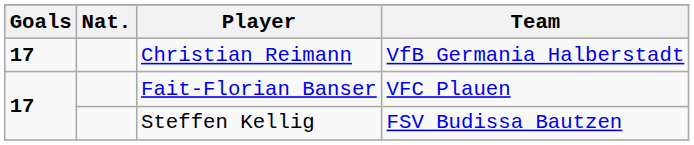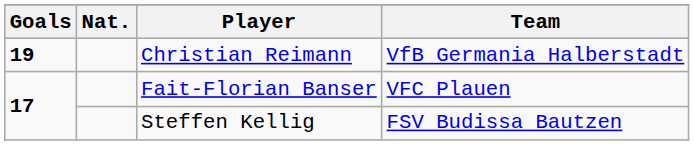(22, 55) 17 -> (22, 55) 19
